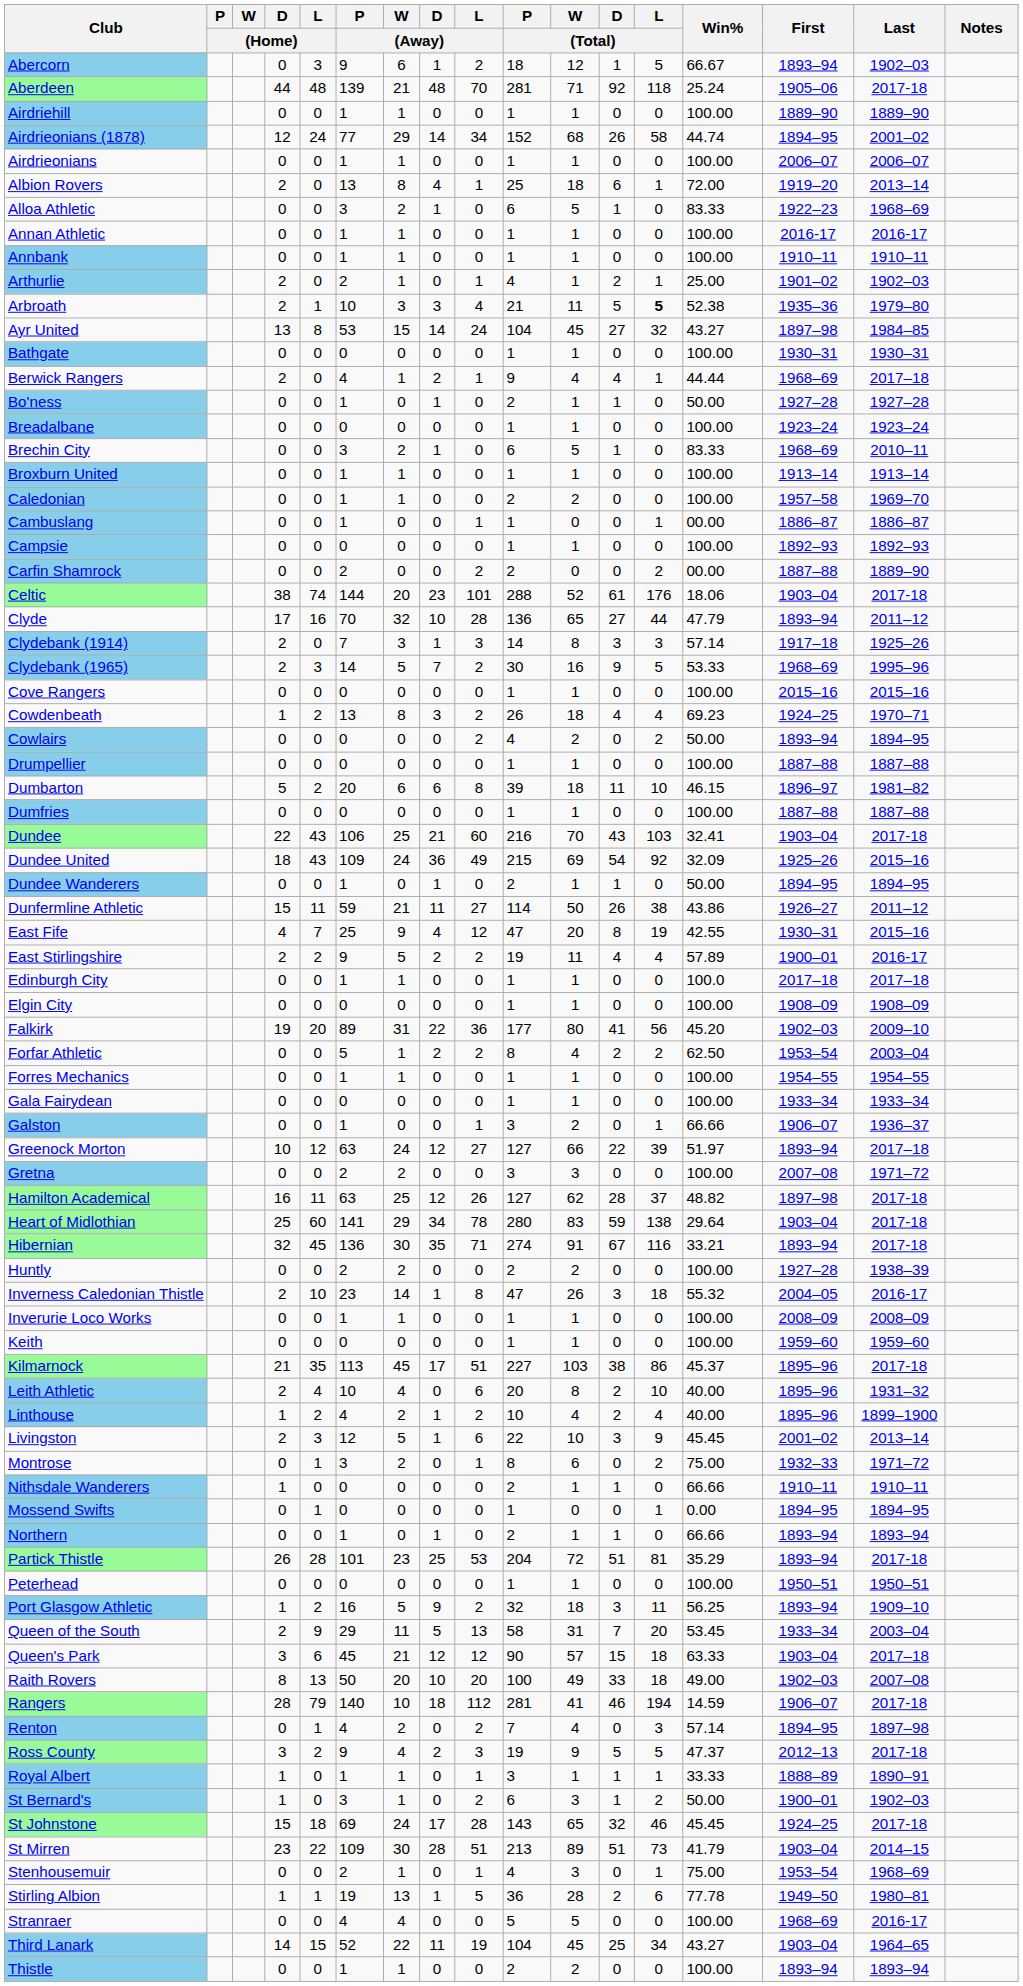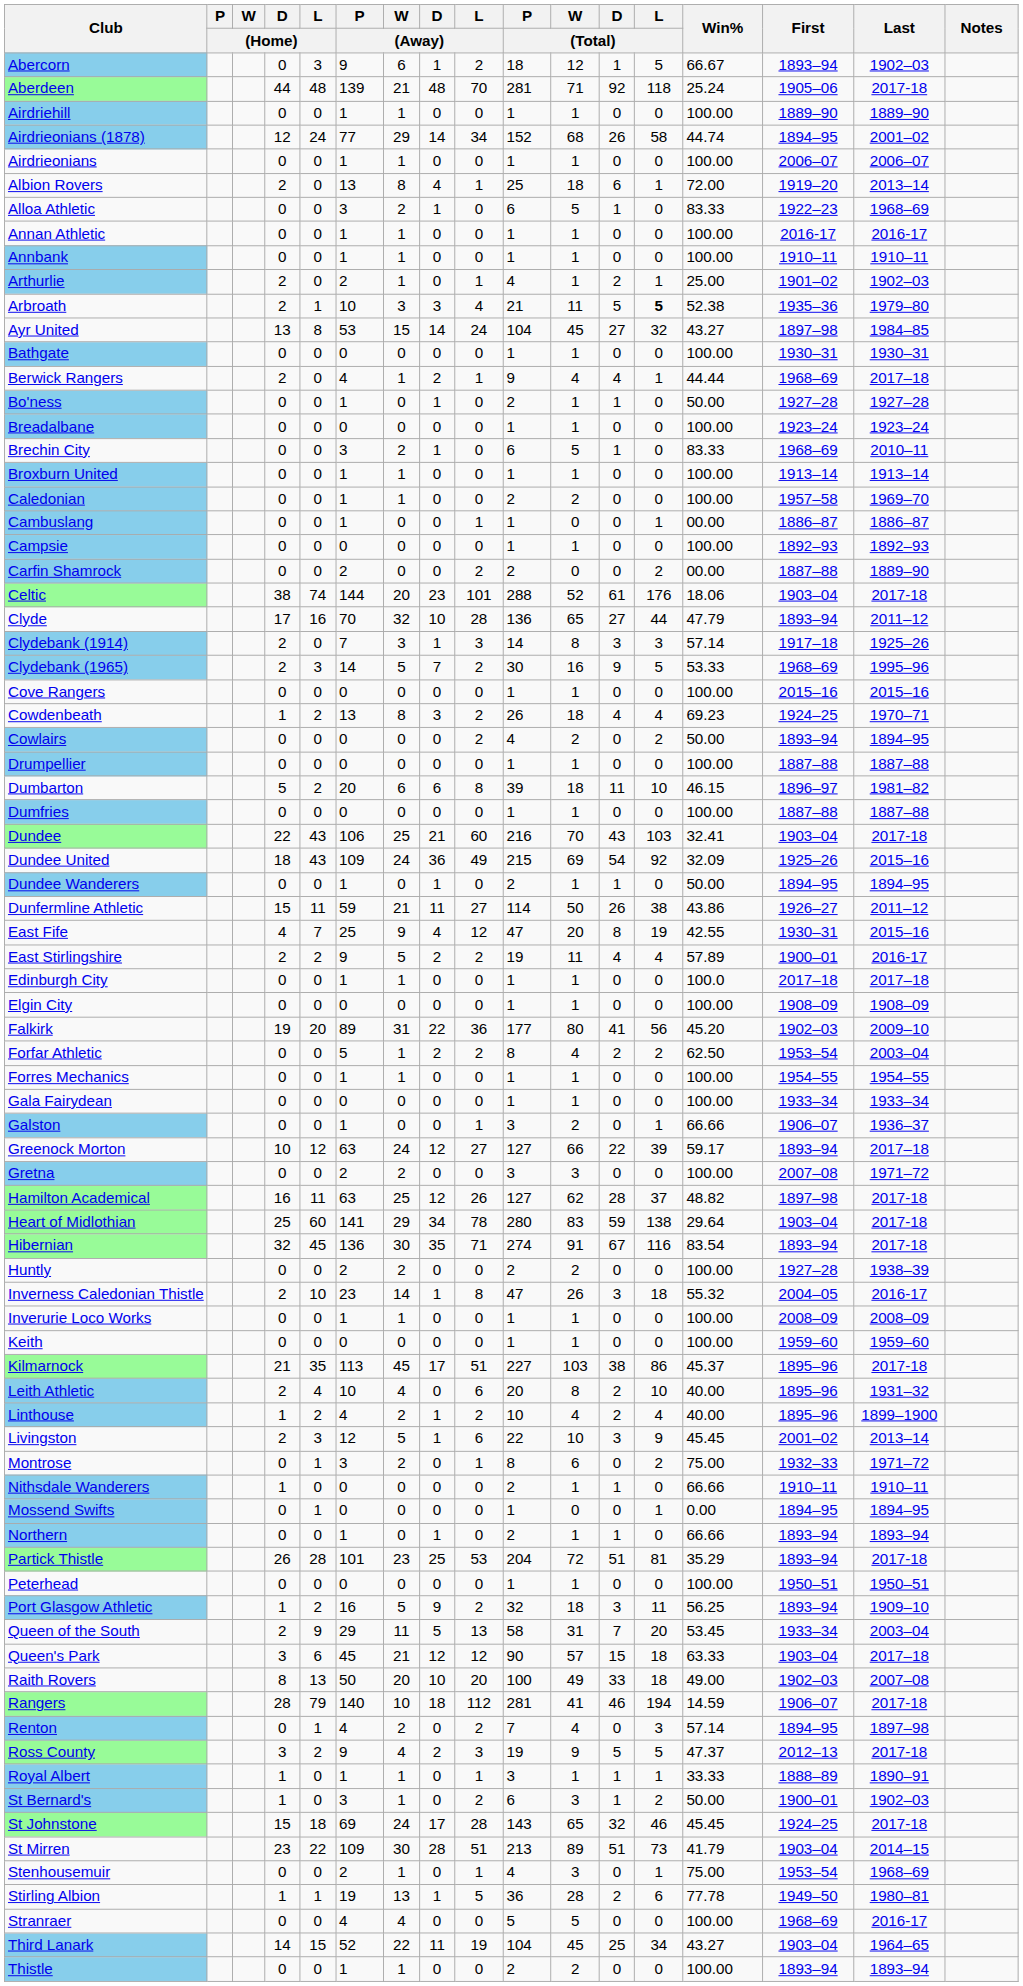(705, 1149) 51.97 -> (705, 1149) 59.17
(705, 1245) 33.21 -> (705, 1245) 83.54
